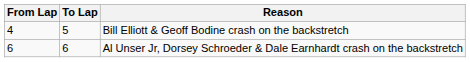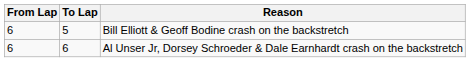(10, 30) 4 -> (10, 30) 6
